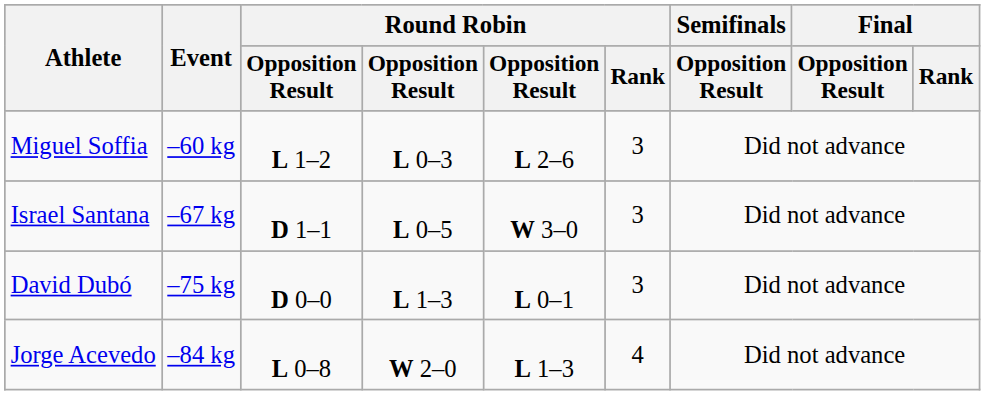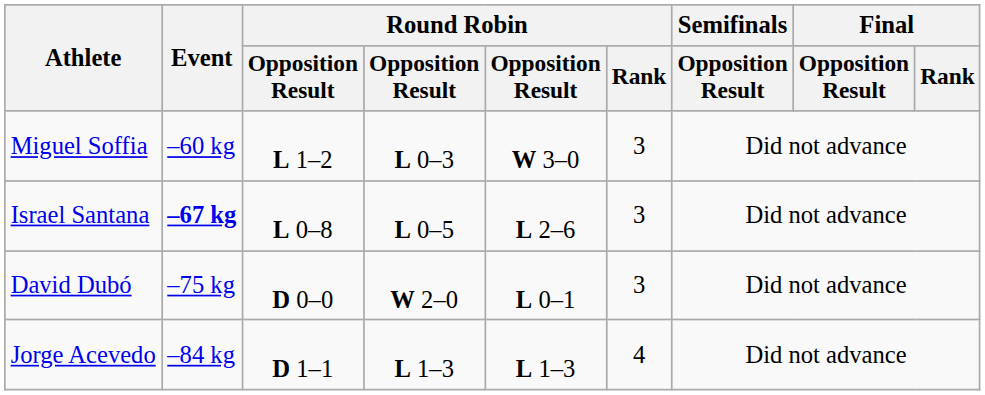(544, 160) L 2–6 -> (546, 160) W 3–0
(201, 215) normal -> (202, 215) bold
(301, 230) D 1–1 -> (303, 230) L 0–8
(544, 230) W 3–0 -> (546, 230) L 2–6
(423, 300) L 1–3 -> (424, 300) W 2–0
(301, 369) L 0–8 -> (303, 369) D 1–1
(423, 369) W 2–0 -> (424, 369) L 1–3
